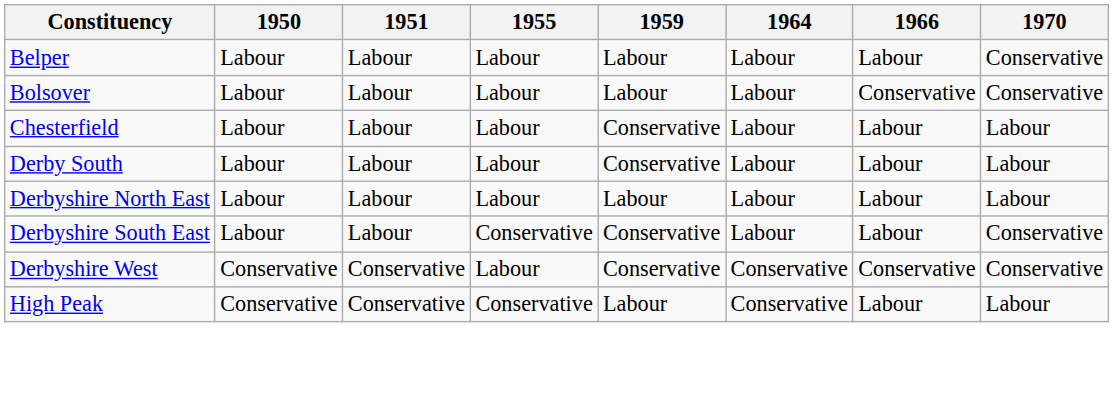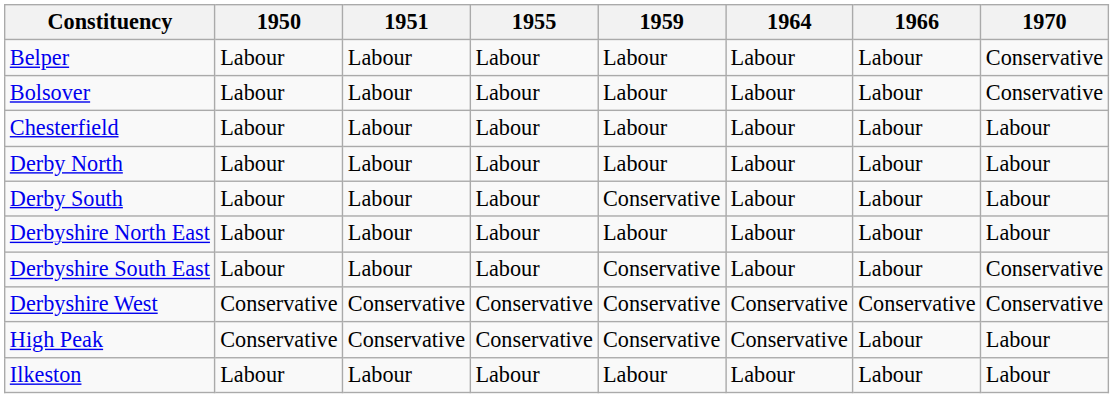(917, 92) Conservative -> (890, 92) Labour
(662, 127) Conservative -> (635, 127) Labour
+ row: (66, 163)
(534, 233) Conservative -> (508, 269) Labour
(508, 269) Labour -> (534, 304) Conservative
(635, 304) Labour -> (662, 339) Conservative
+ row: (46, 374)
